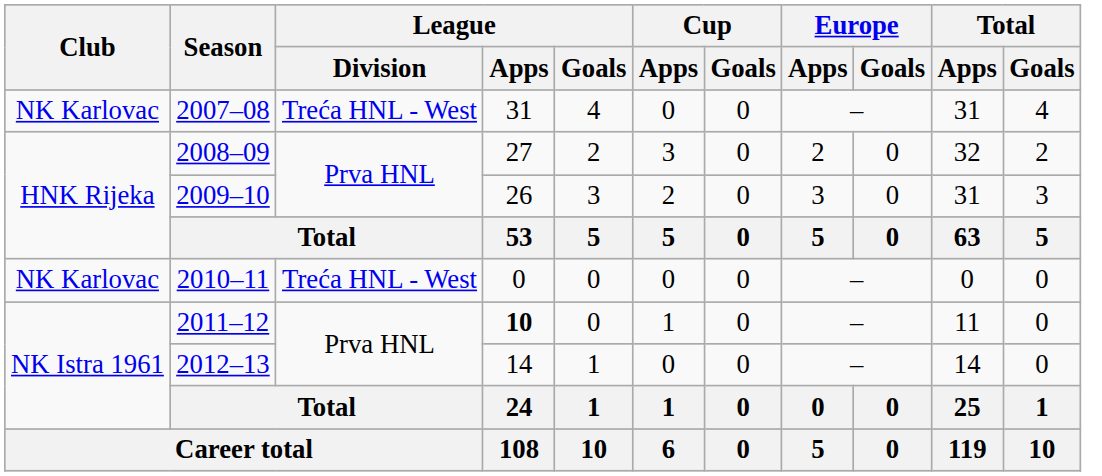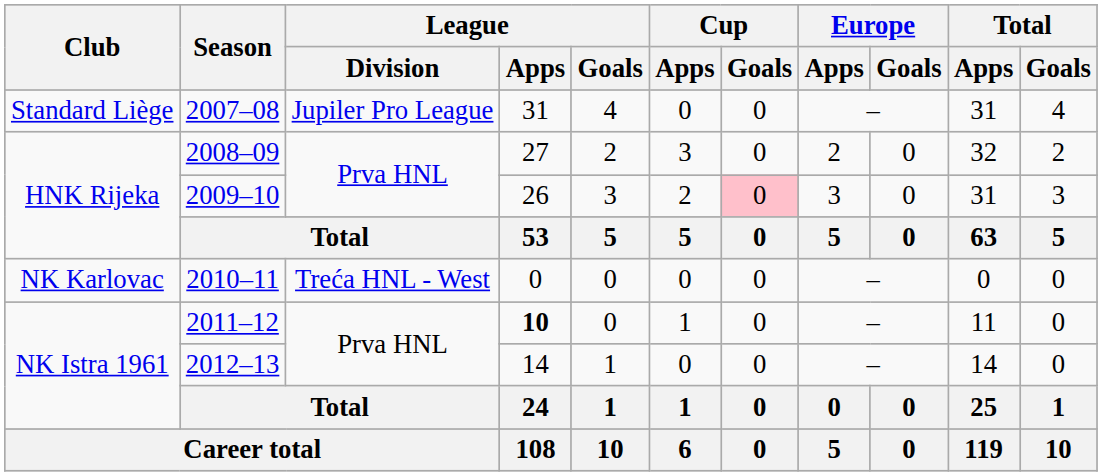(87, 110) NK Karlovac -> (92, 110) Standard Liège
(380, 110) Treća HNL - West -> (393, 110) Jupiler Pro League
(743, 195) no background -> (760, 195) pink background
